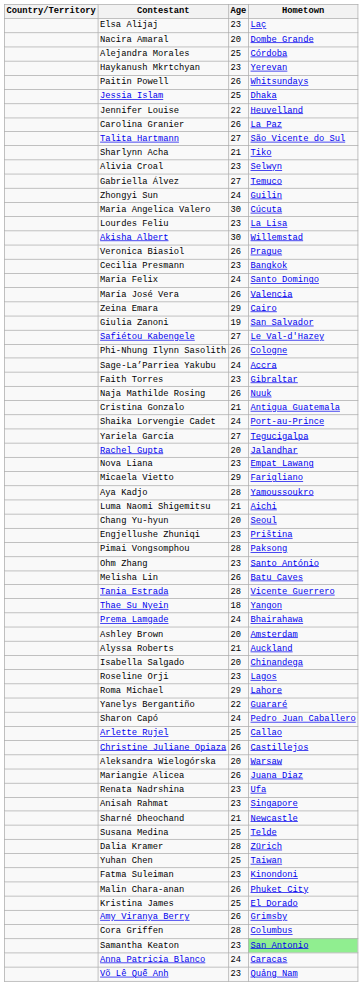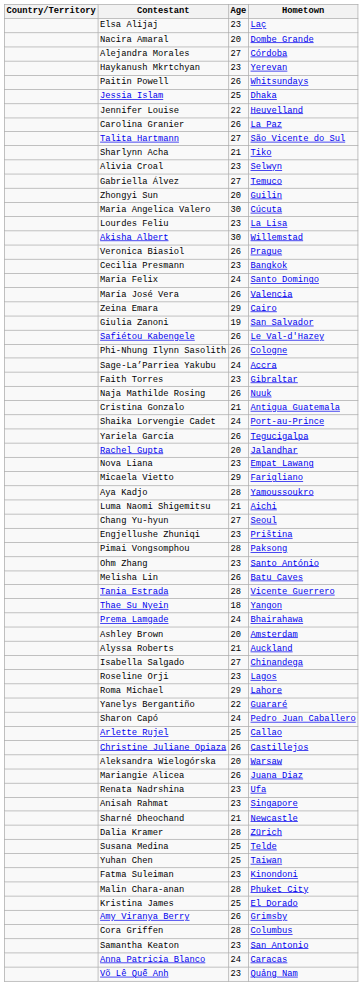(236, 54) 25 -> (236, 54) 27
(236, 196) 24 -> (236, 196) 20
(236, 337) 27 -> (236, 337) 26
(236, 436) 27 -> (236, 436) 26
(236, 521) 20 -> (236, 521) 27
(236, 663) 20 -> (236, 663) 27
rows swapped: (134, 833) <-> (132, 847)
(236, 889) 26 -> (236, 889) 28
(279, 946) lightgreen background -> (279, 946) no background
